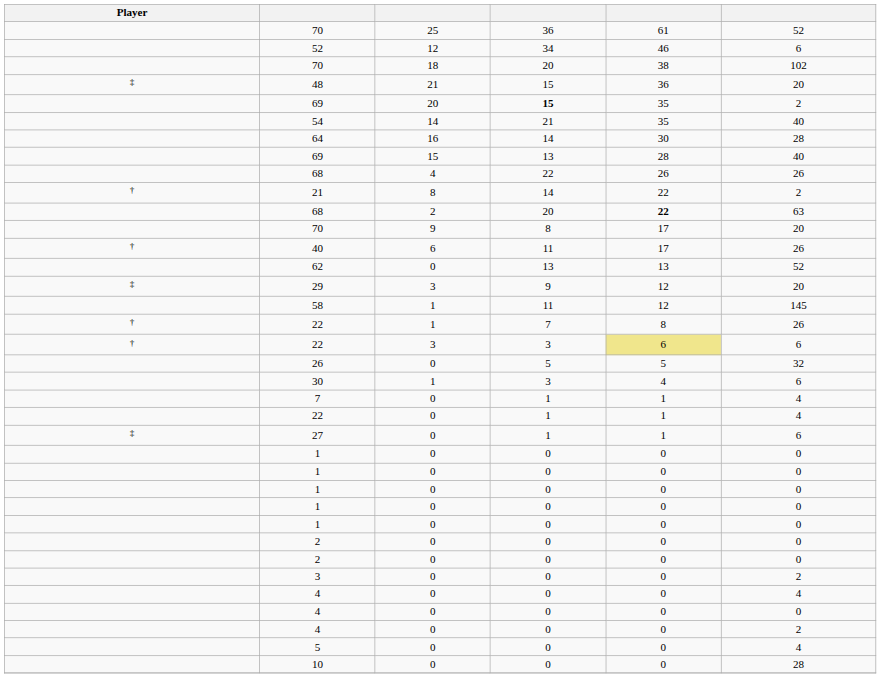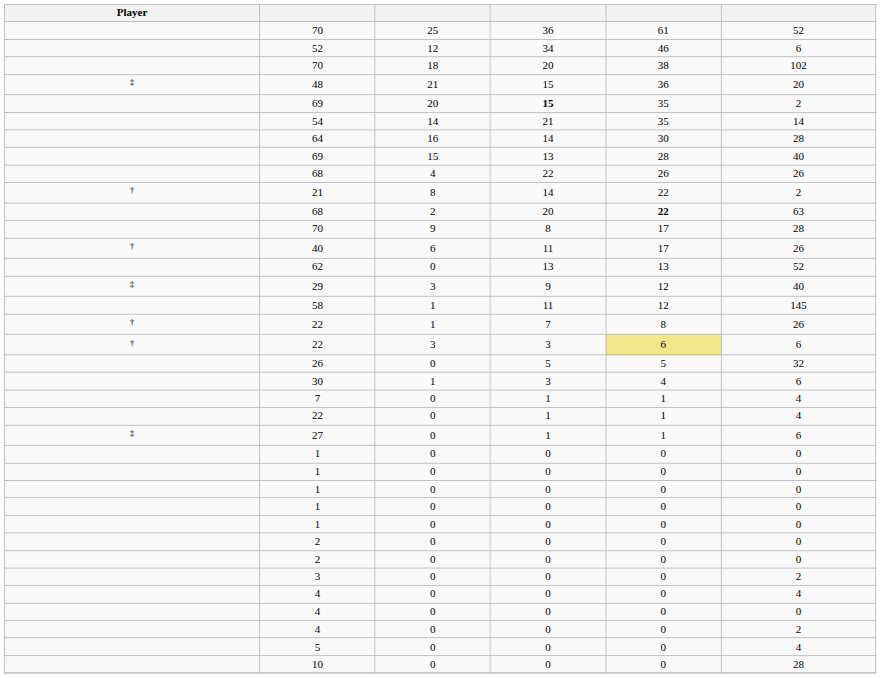(798, 121) 40 -> (798, 121) 14
(798, 229) 20 -> (798, 229) 28
(798, 286) 20 -> (798, 286) 40
